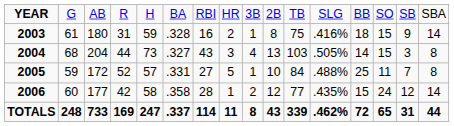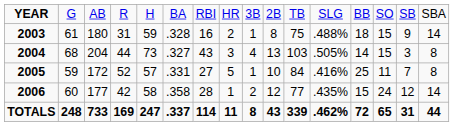(331, 33) .416% -> (331, 33) .488%
(331, 72) .488% -> (331, 72) .416%
